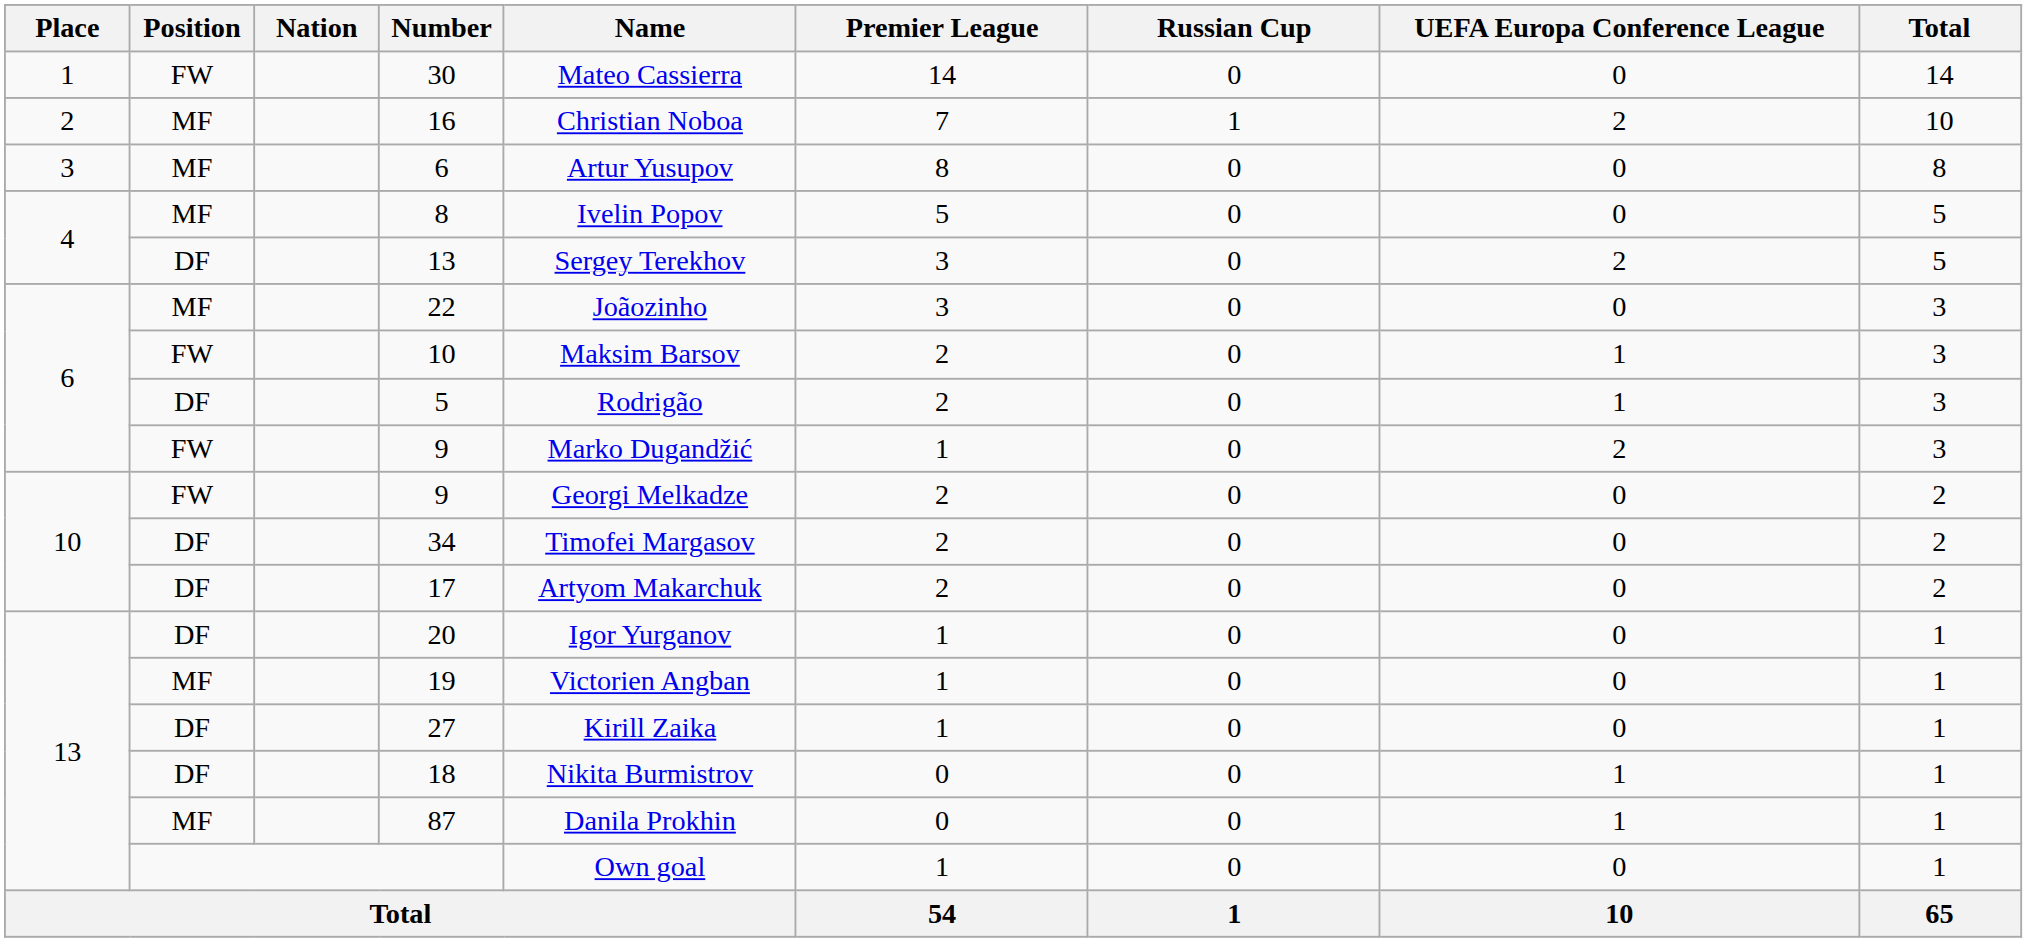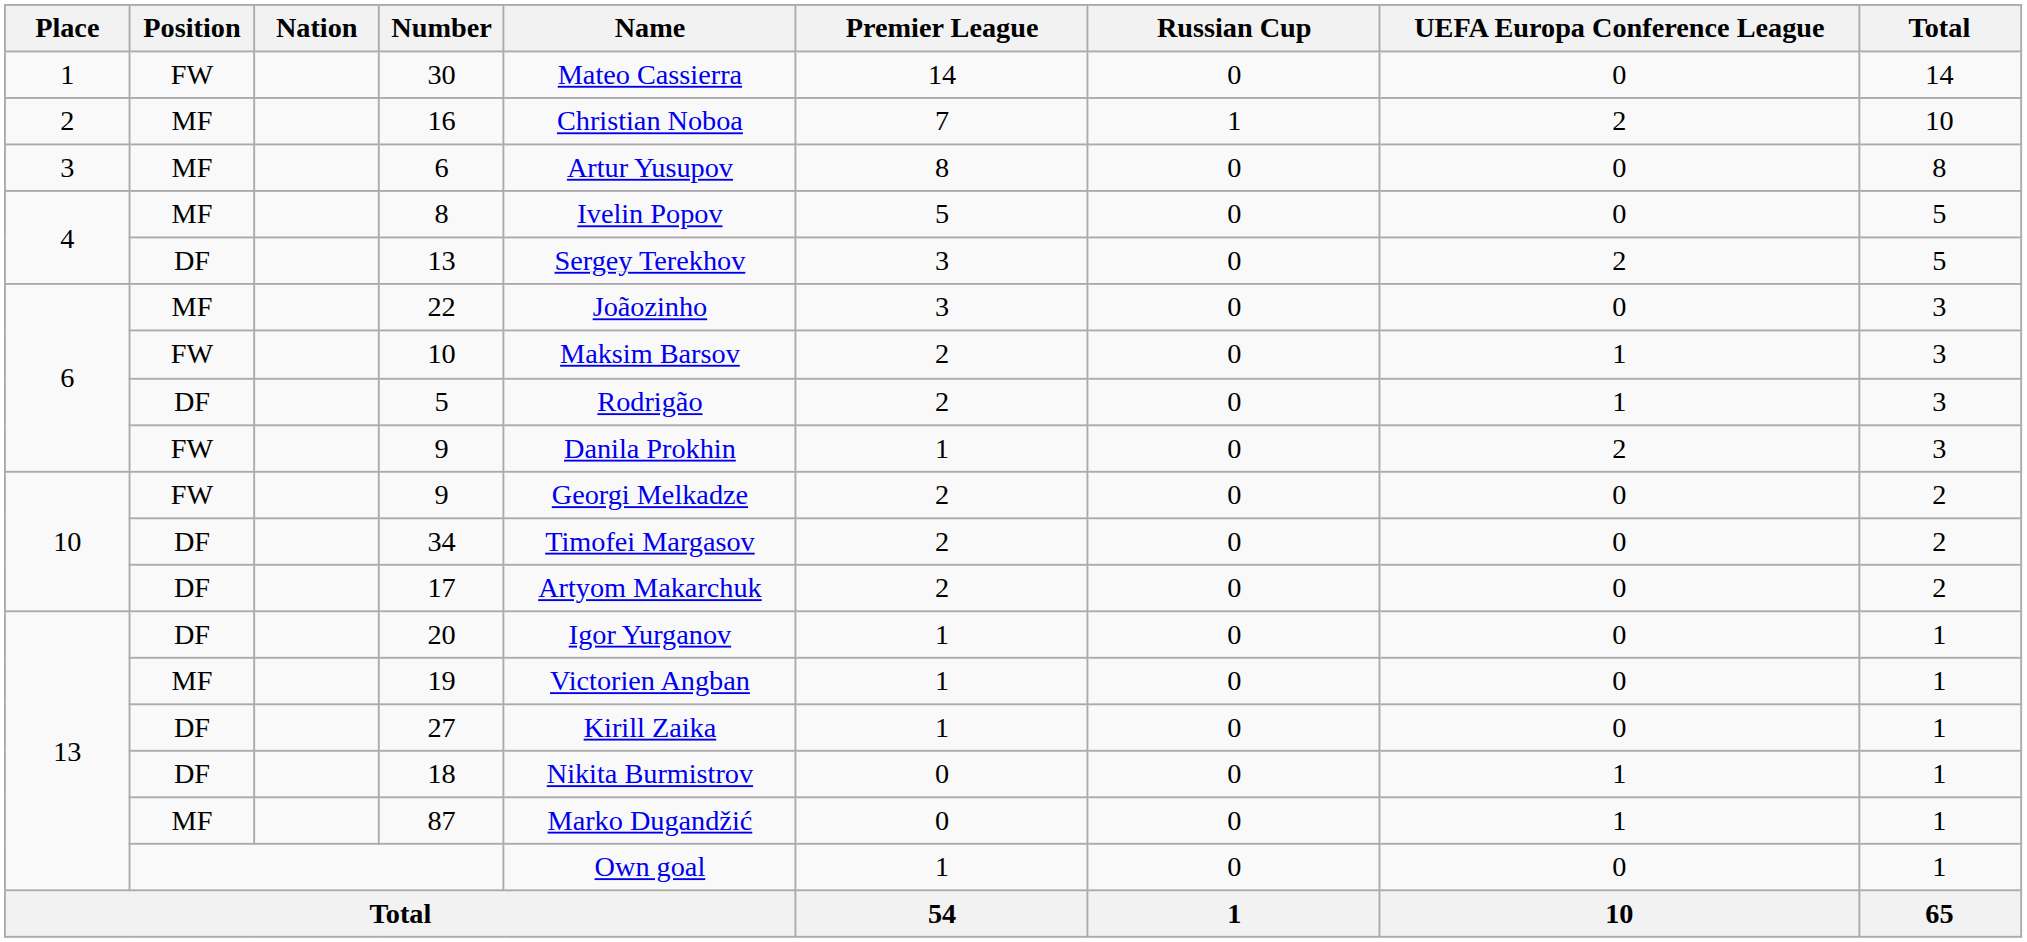(650, 447) Marko Dugandžić -> (650, 447) Danila Prokhin
(650, 820) Danila Prokhin -> (650, 820) Marko Dugandžić
